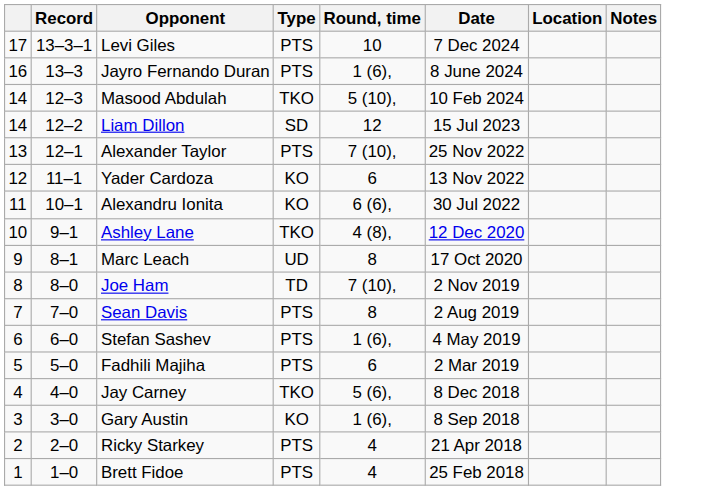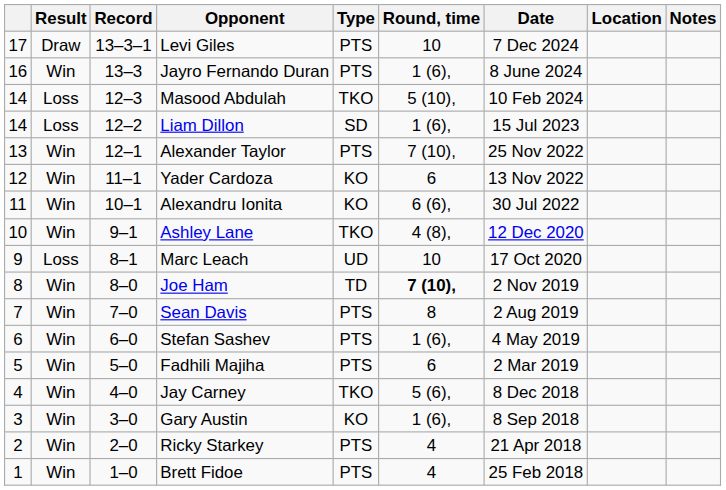+ column: (61, 18)
(372, 125) 12 -> (432, 125) 1 (6),
(372, 258) 8 -> (432, 258) 10
(372, 285) normal -> (432, 285) bold
